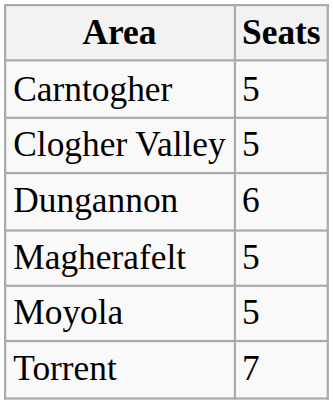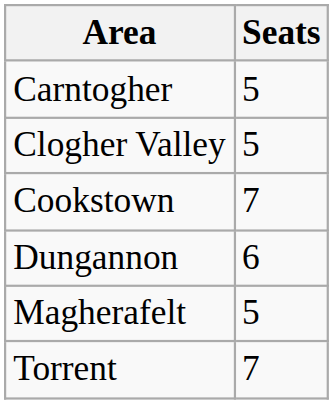+ row: (94, 200)
- row: (68, 312)
